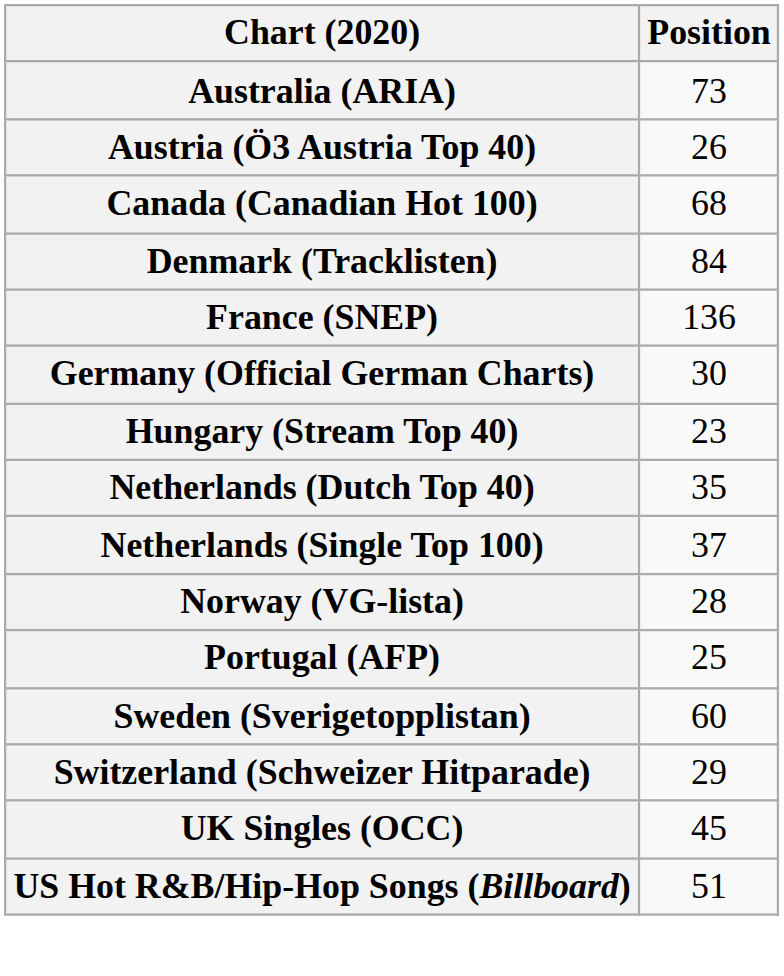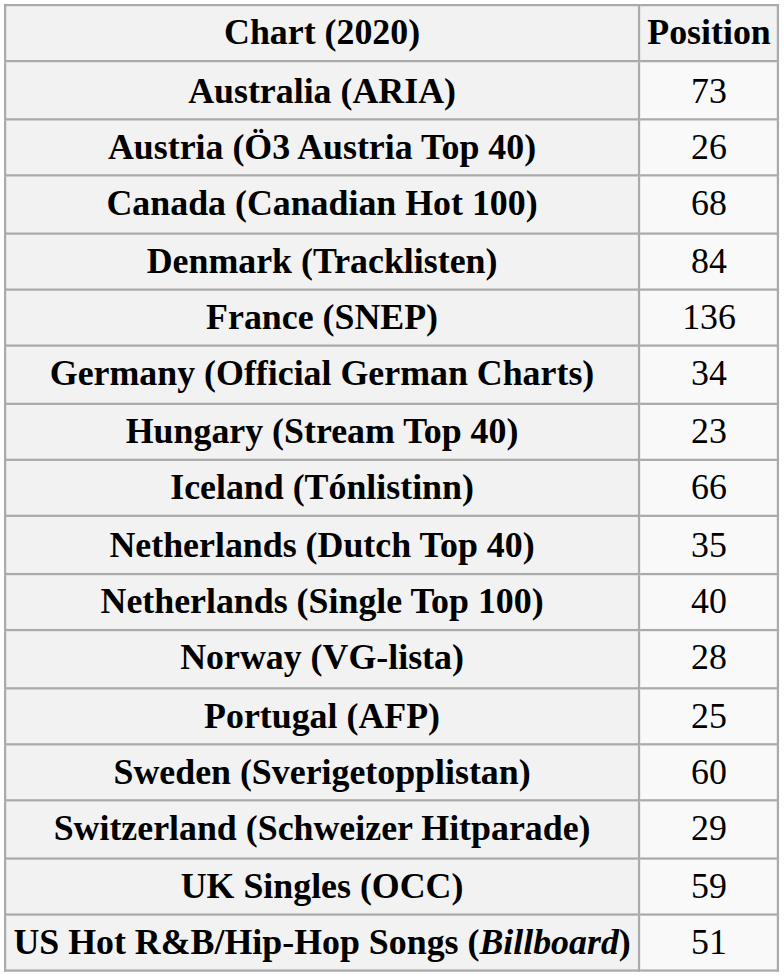(709, 373) 30 -> (709, 373) 34
+ row: (322, 487)
(709, 544) 37 -> (709, 601) 40
(709, 828) 45 -> (709, 885) 59
